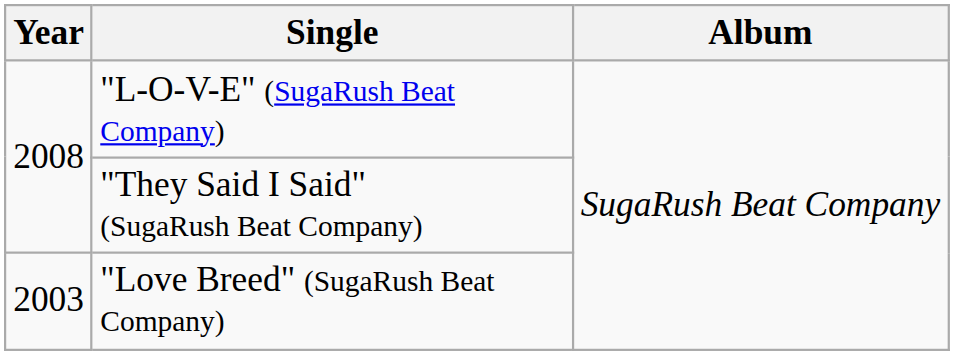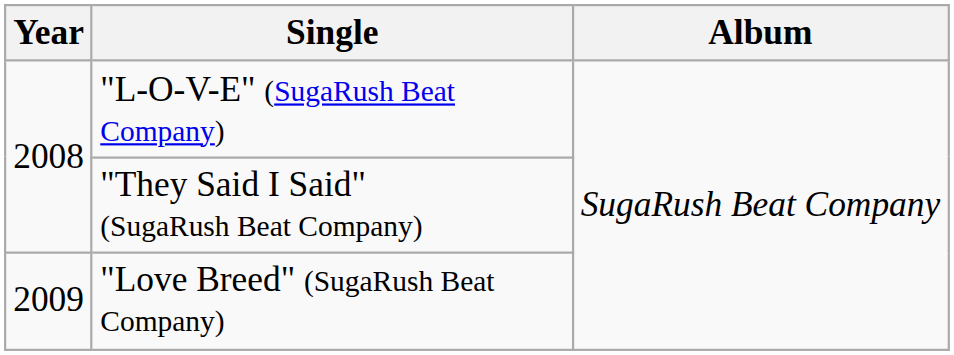(49, 300) 2003 -> (49, 300) 2009
